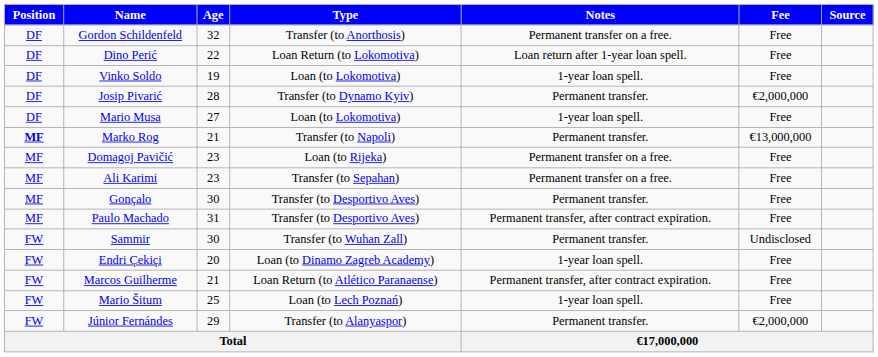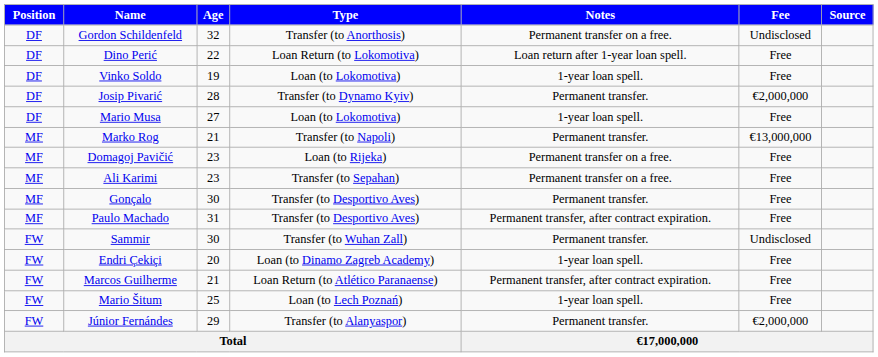(780, 35) Free -> (780, 35) Undisclosed
(34, 137) bold -> (34, 137) normal
